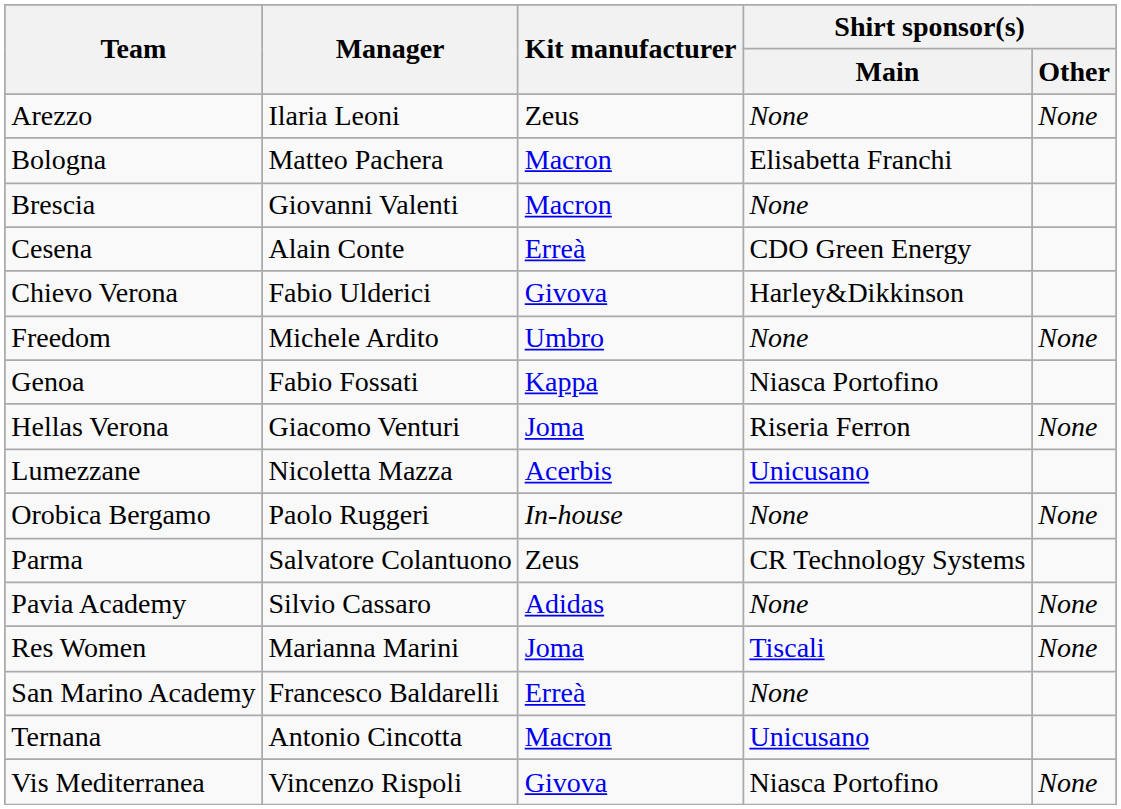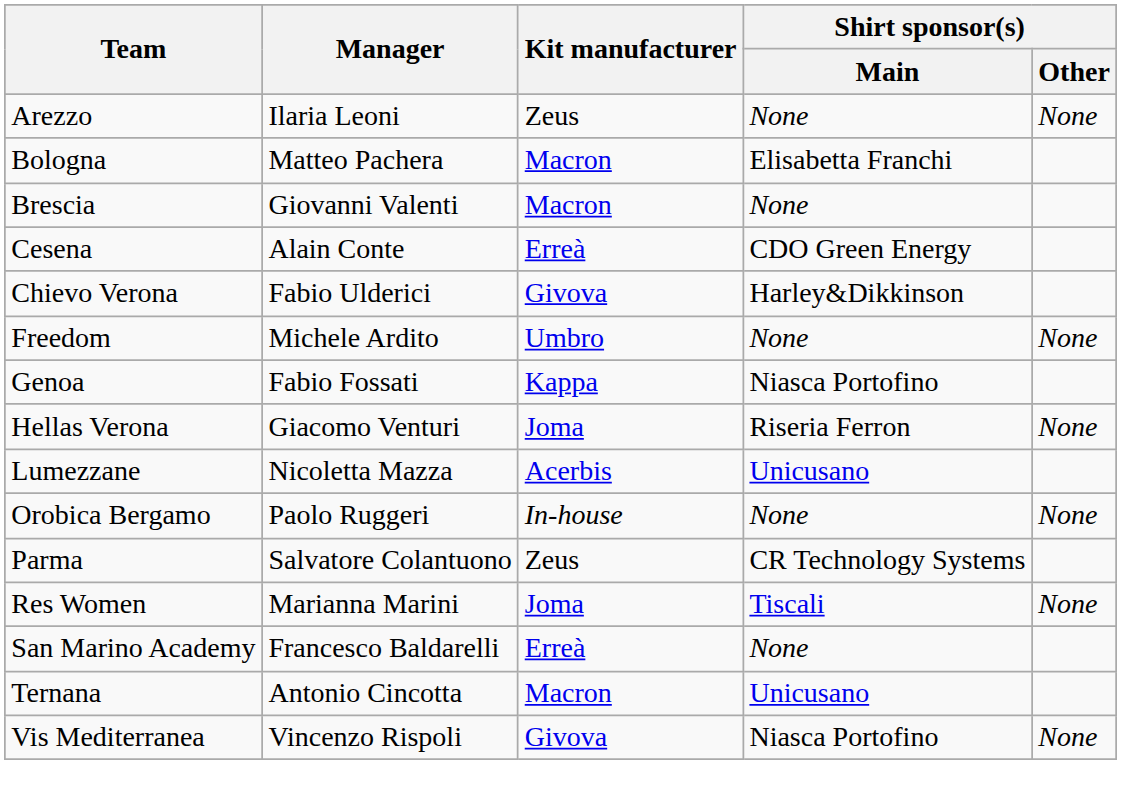- row: (99, 603)
